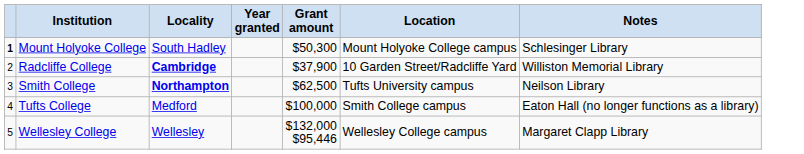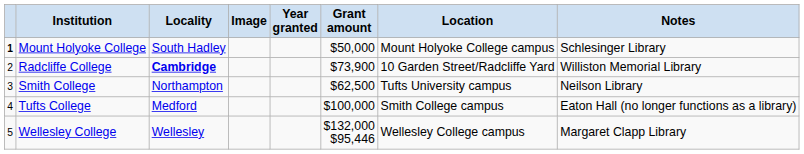+ column: (249, 21)
(315, 47) $50,300 -> (353, 47) $50,000
(315, 67) $37,900 -> (353, 67) $73,900
(190, 86) bold -> (187, 86) normal
